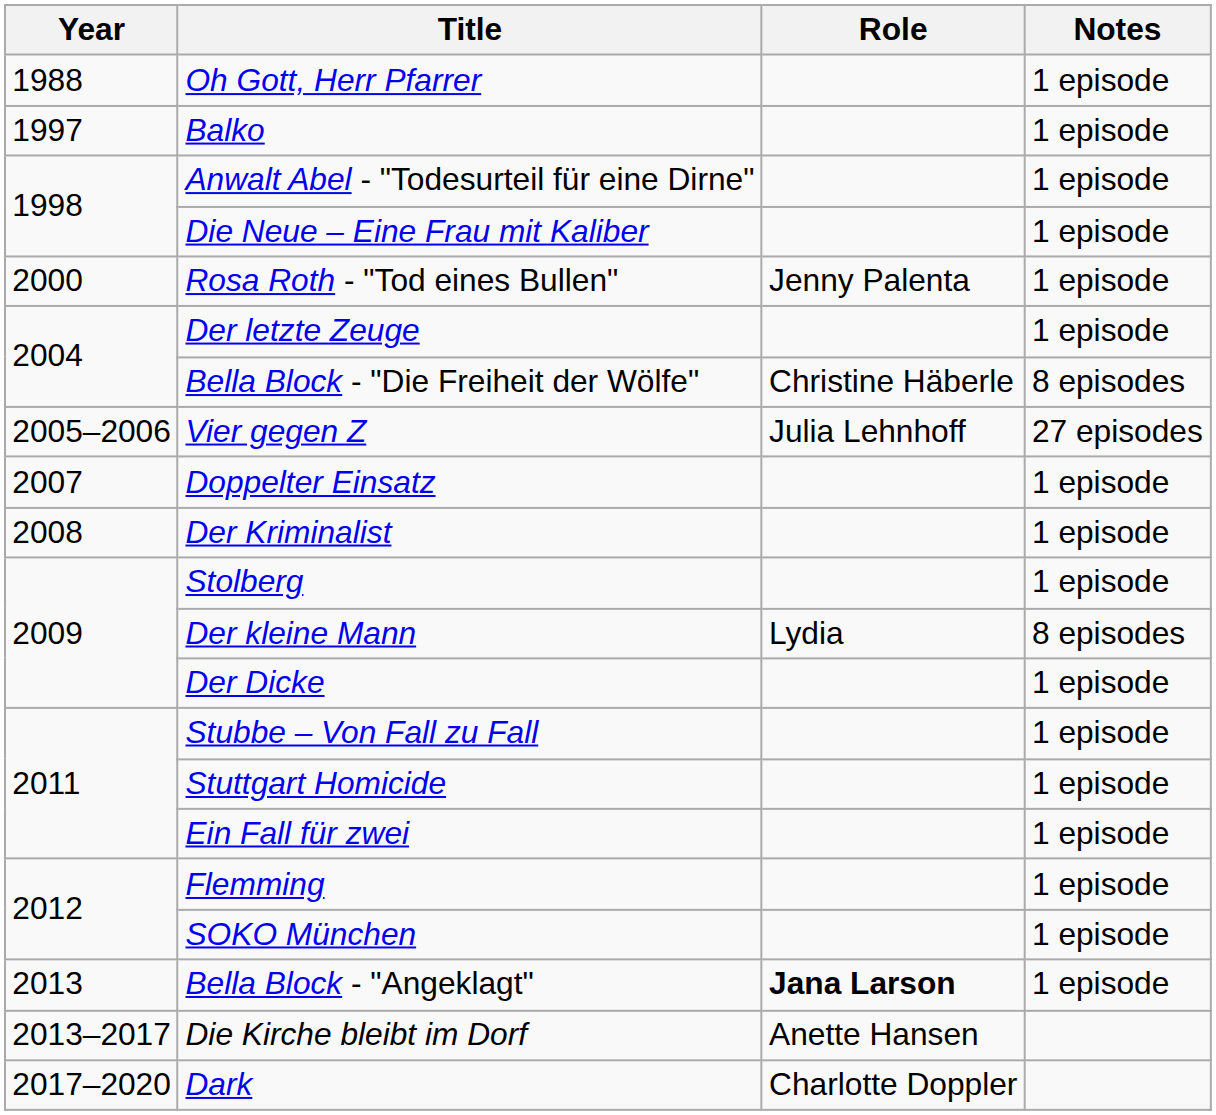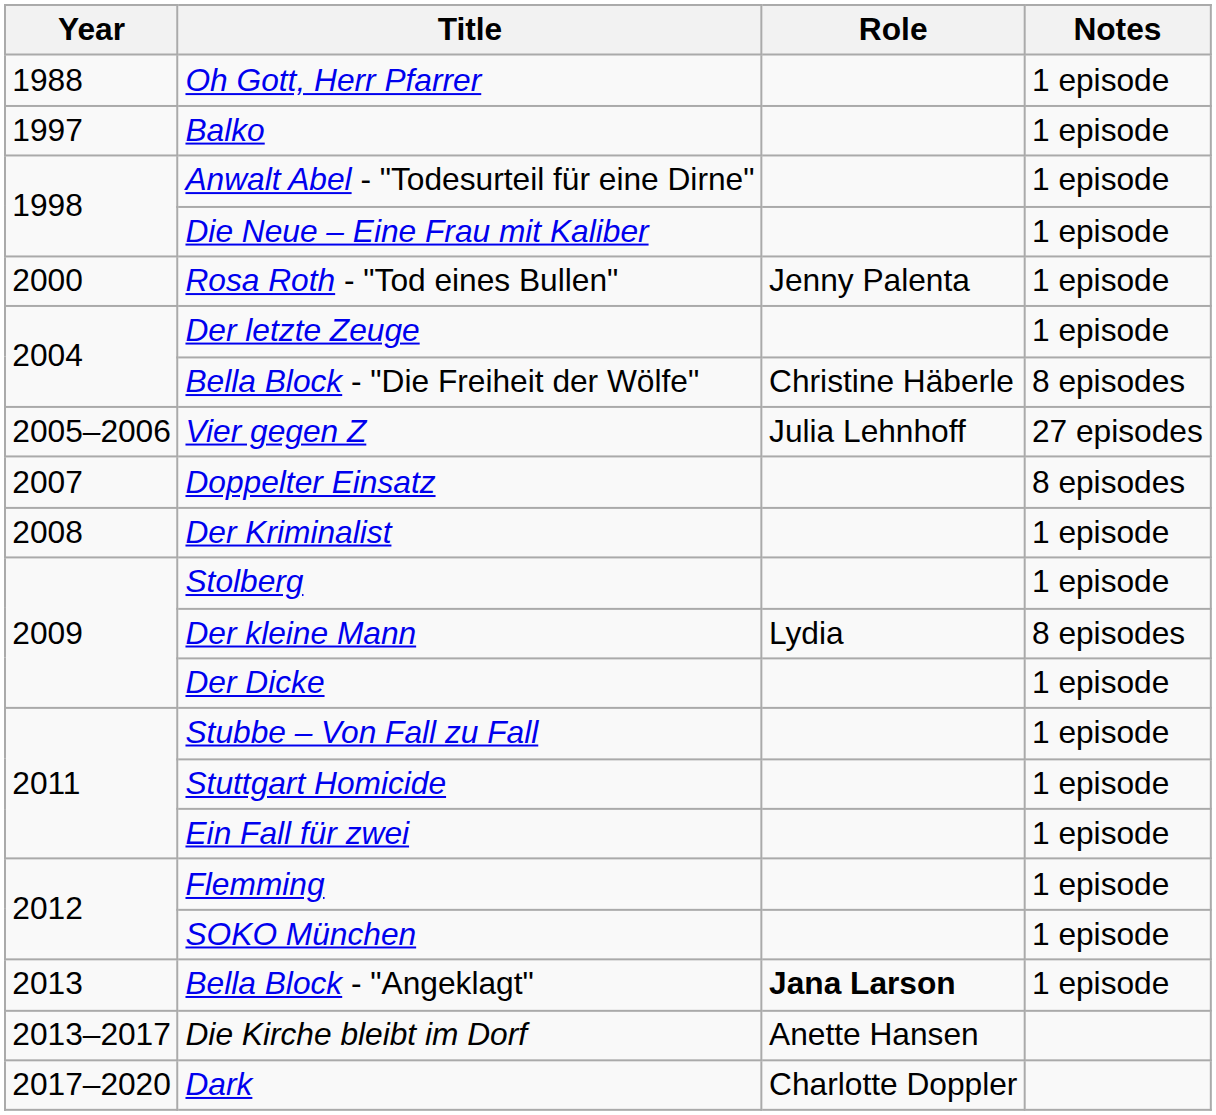(1101, 481) 1 episode -> (1109, 481) 8 episodes
